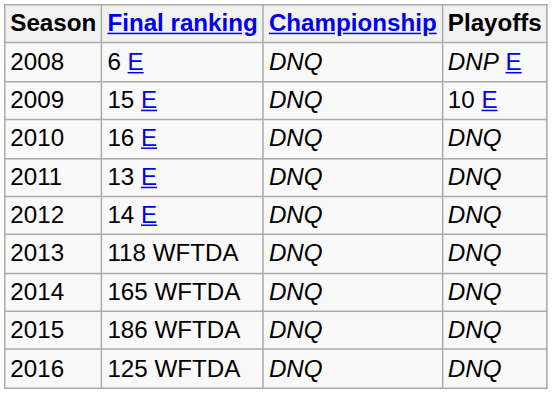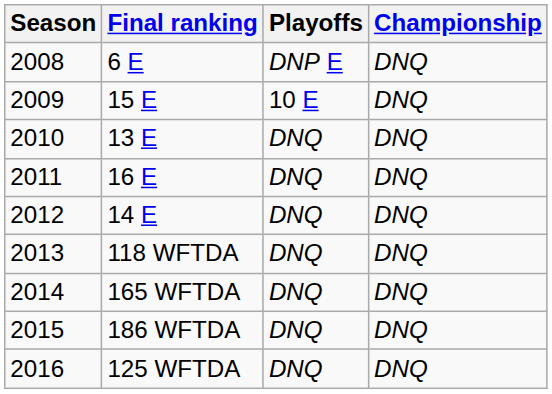columns swapped: (495, 23) <-> (353, 23)
(132, 138) 16 E -> (132, 138) 13 E
(132, 176) 13 E -> (132, 176) 16 E
